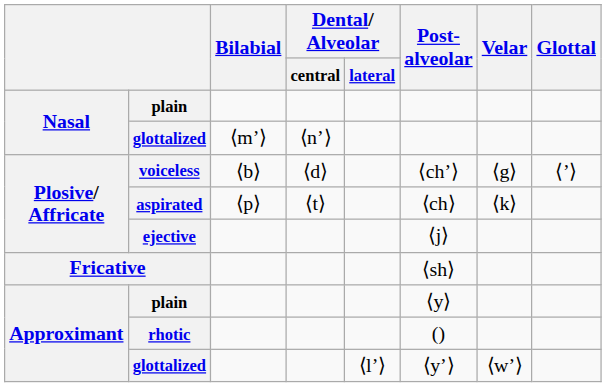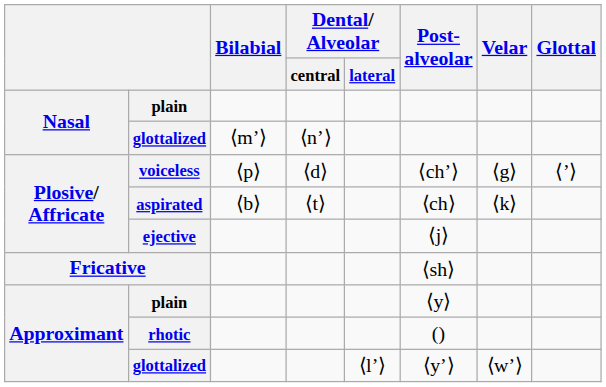(248, 170) ⟨b⟩ -> (248, 170) ⟨p⟩
(248, 203) ⟨p⟩ -> (248, 203) ⟨b⟩
